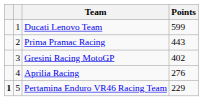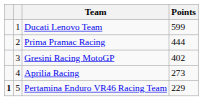(178, 42) 443 -> (178, 42) 444
(178, 73) 276 -> (178, 73) 273
